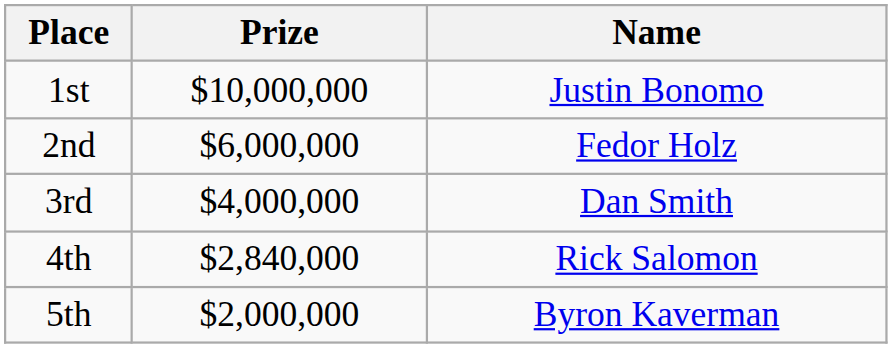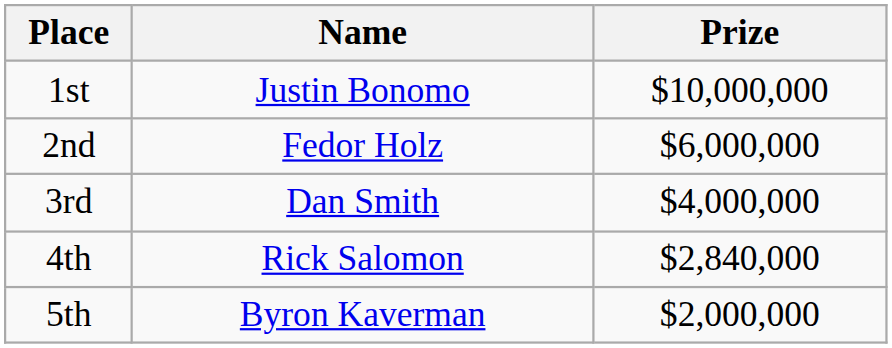columns swapped: (657, 32) <-> (279, 32)
